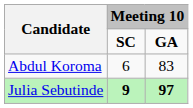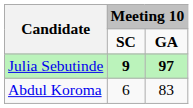rows swapped: (56, 90) <-> (55, 66)
